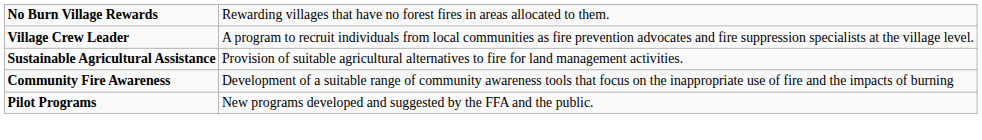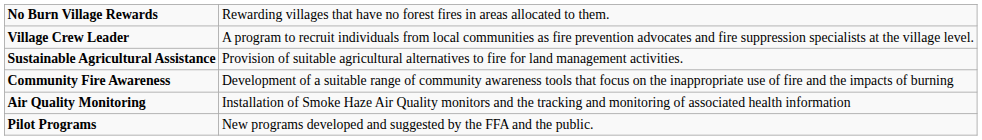+ row: (77, 102)
